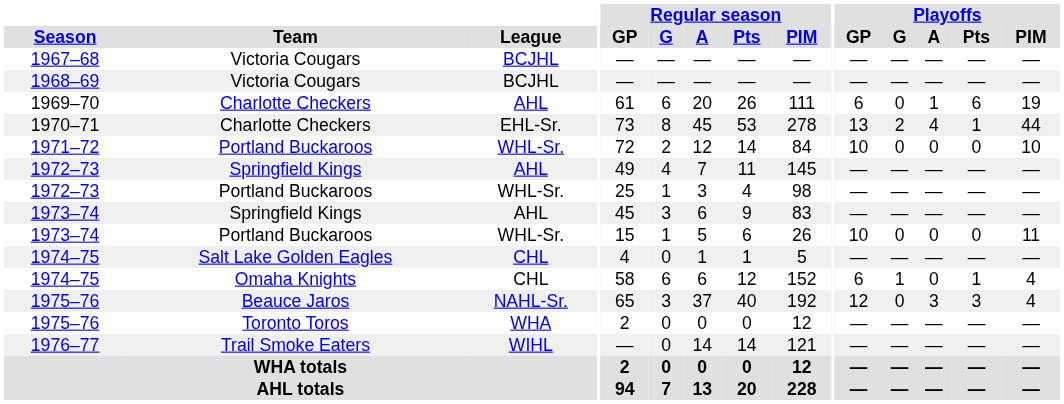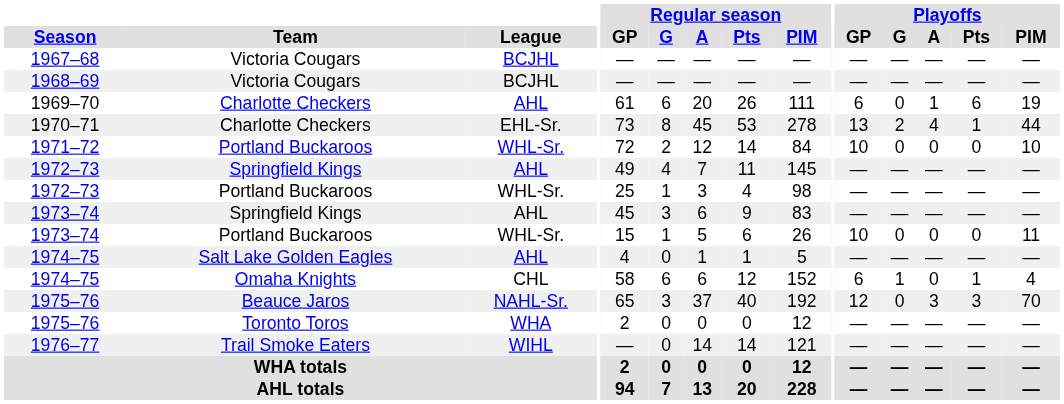(531, 256) CHL -> (531, 256) AHL
(1031, 300) 4 -> (1031, 300) 70
